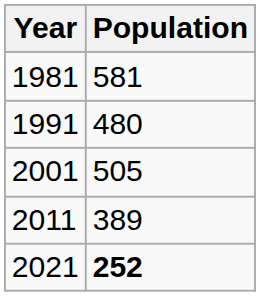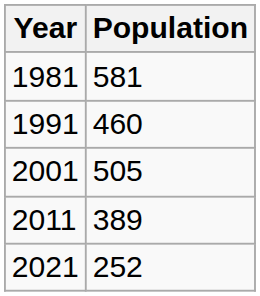(118, 123) 480 -> (118, 123) 460
(118, 266) bold -> (118, 266) normal
